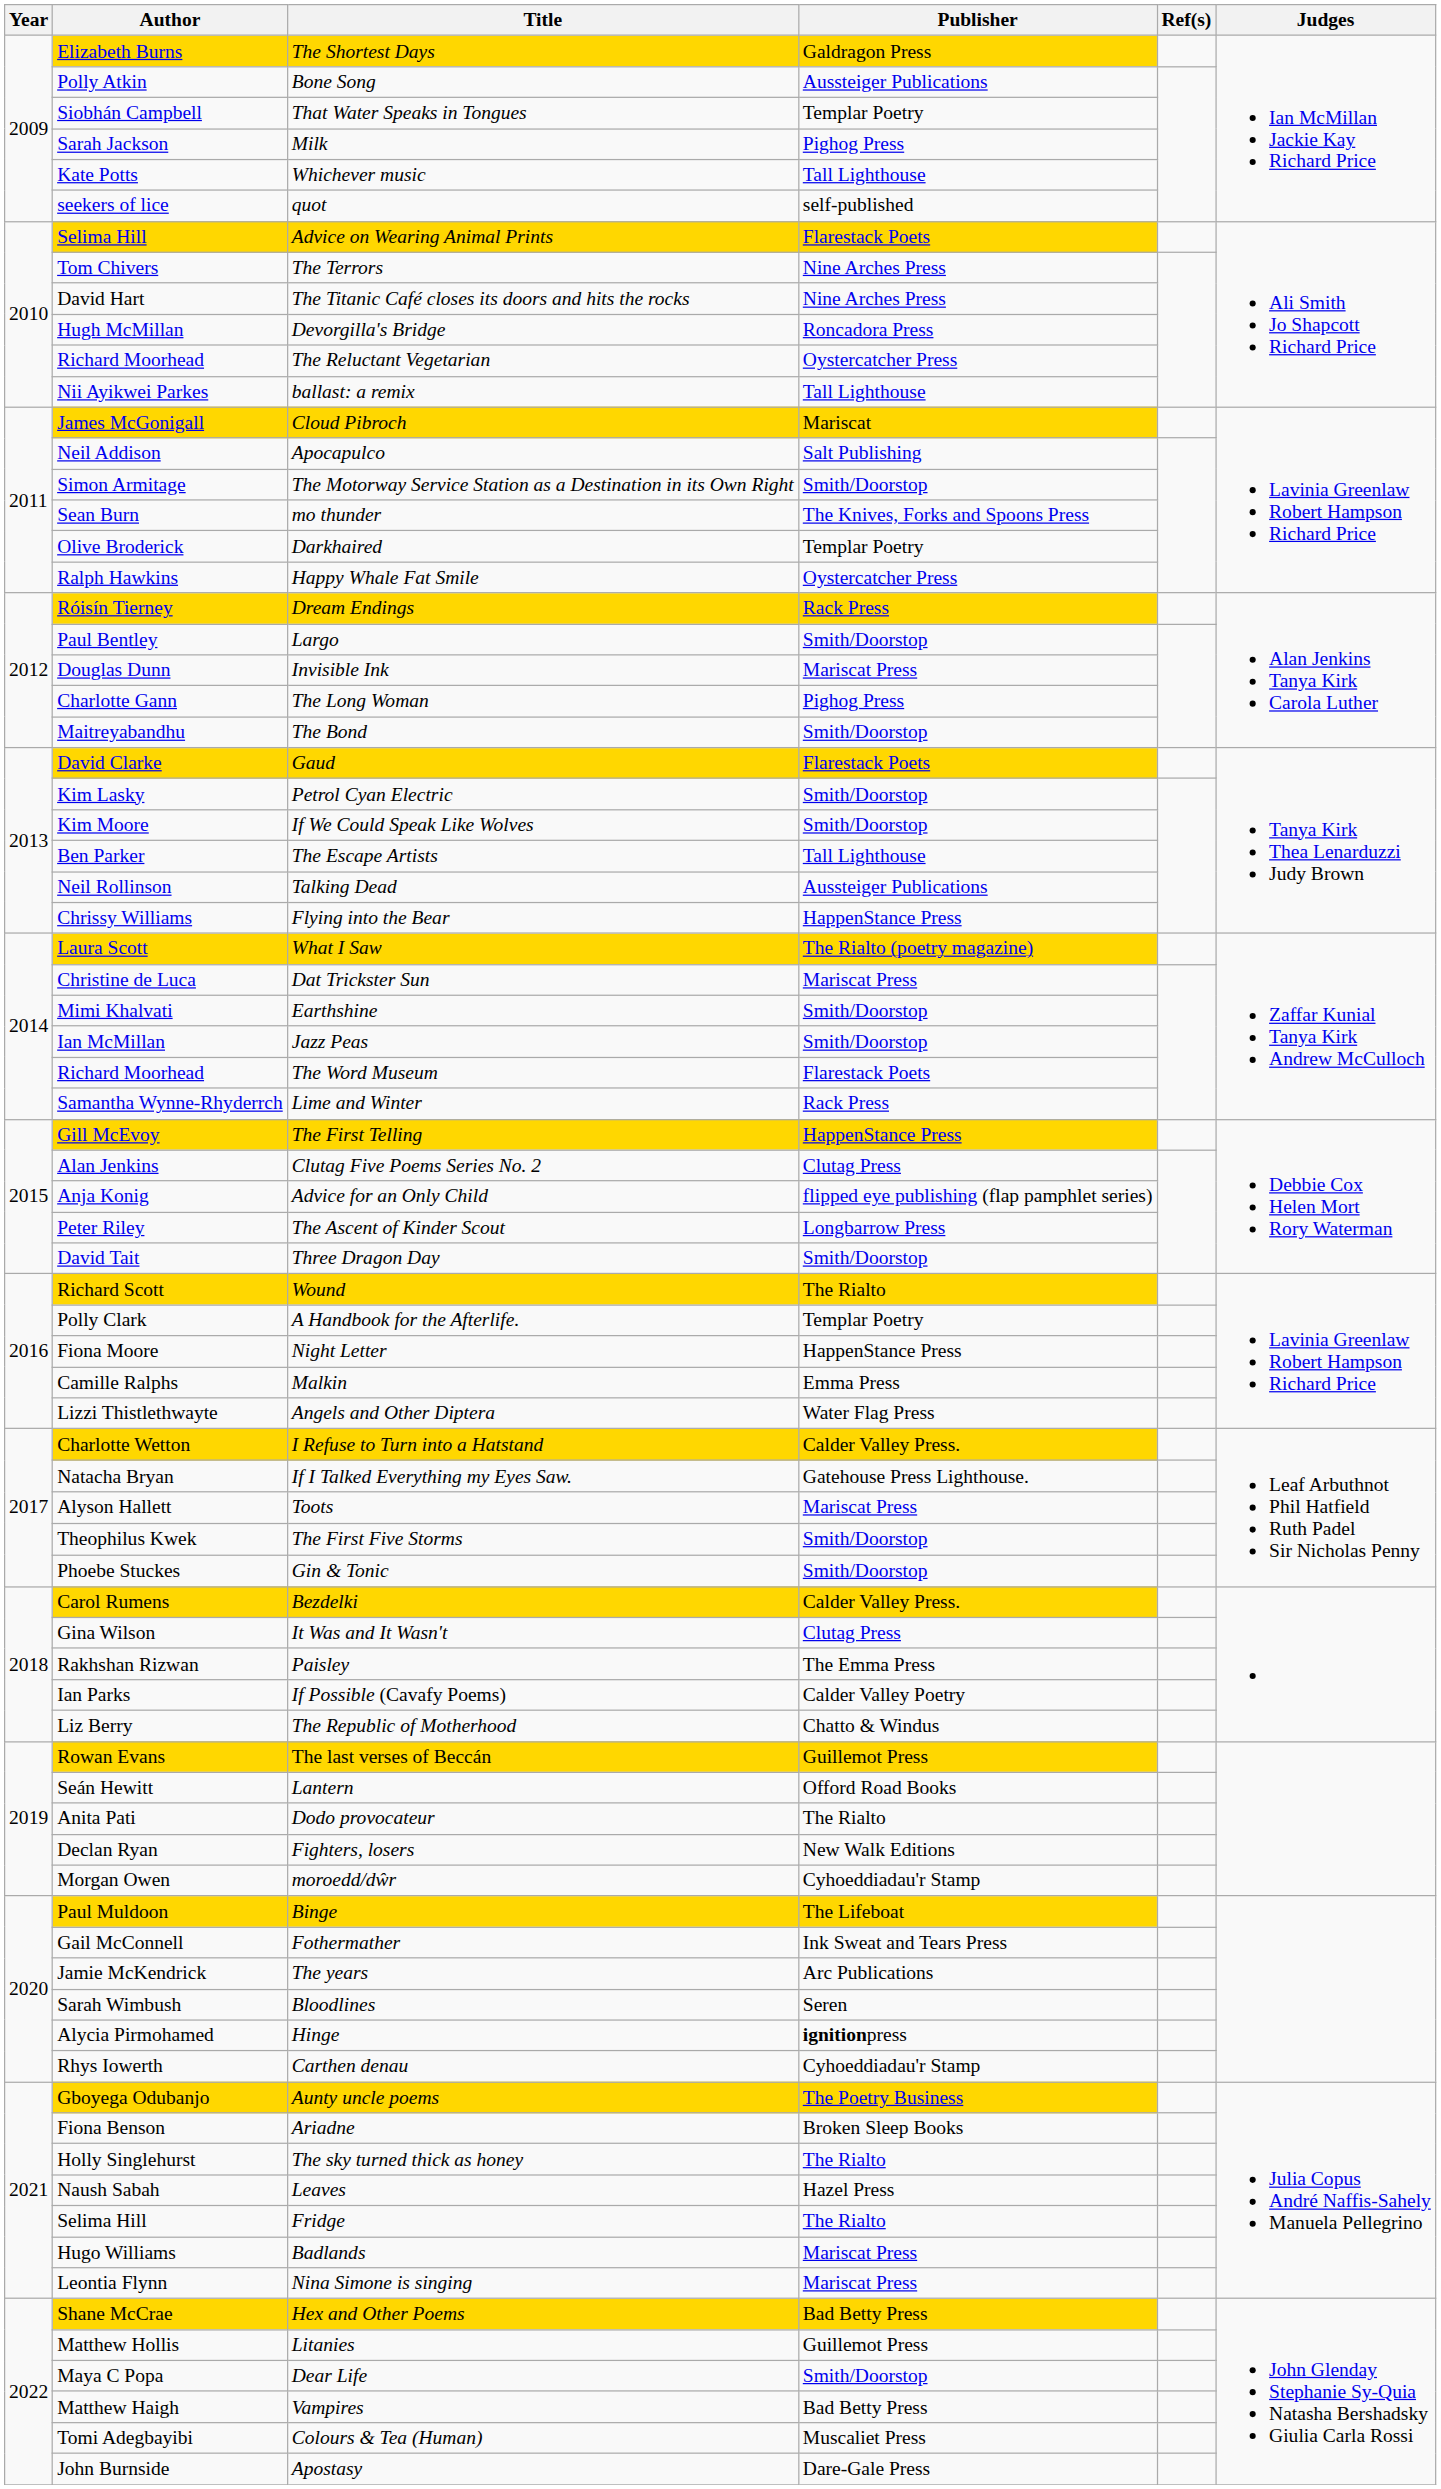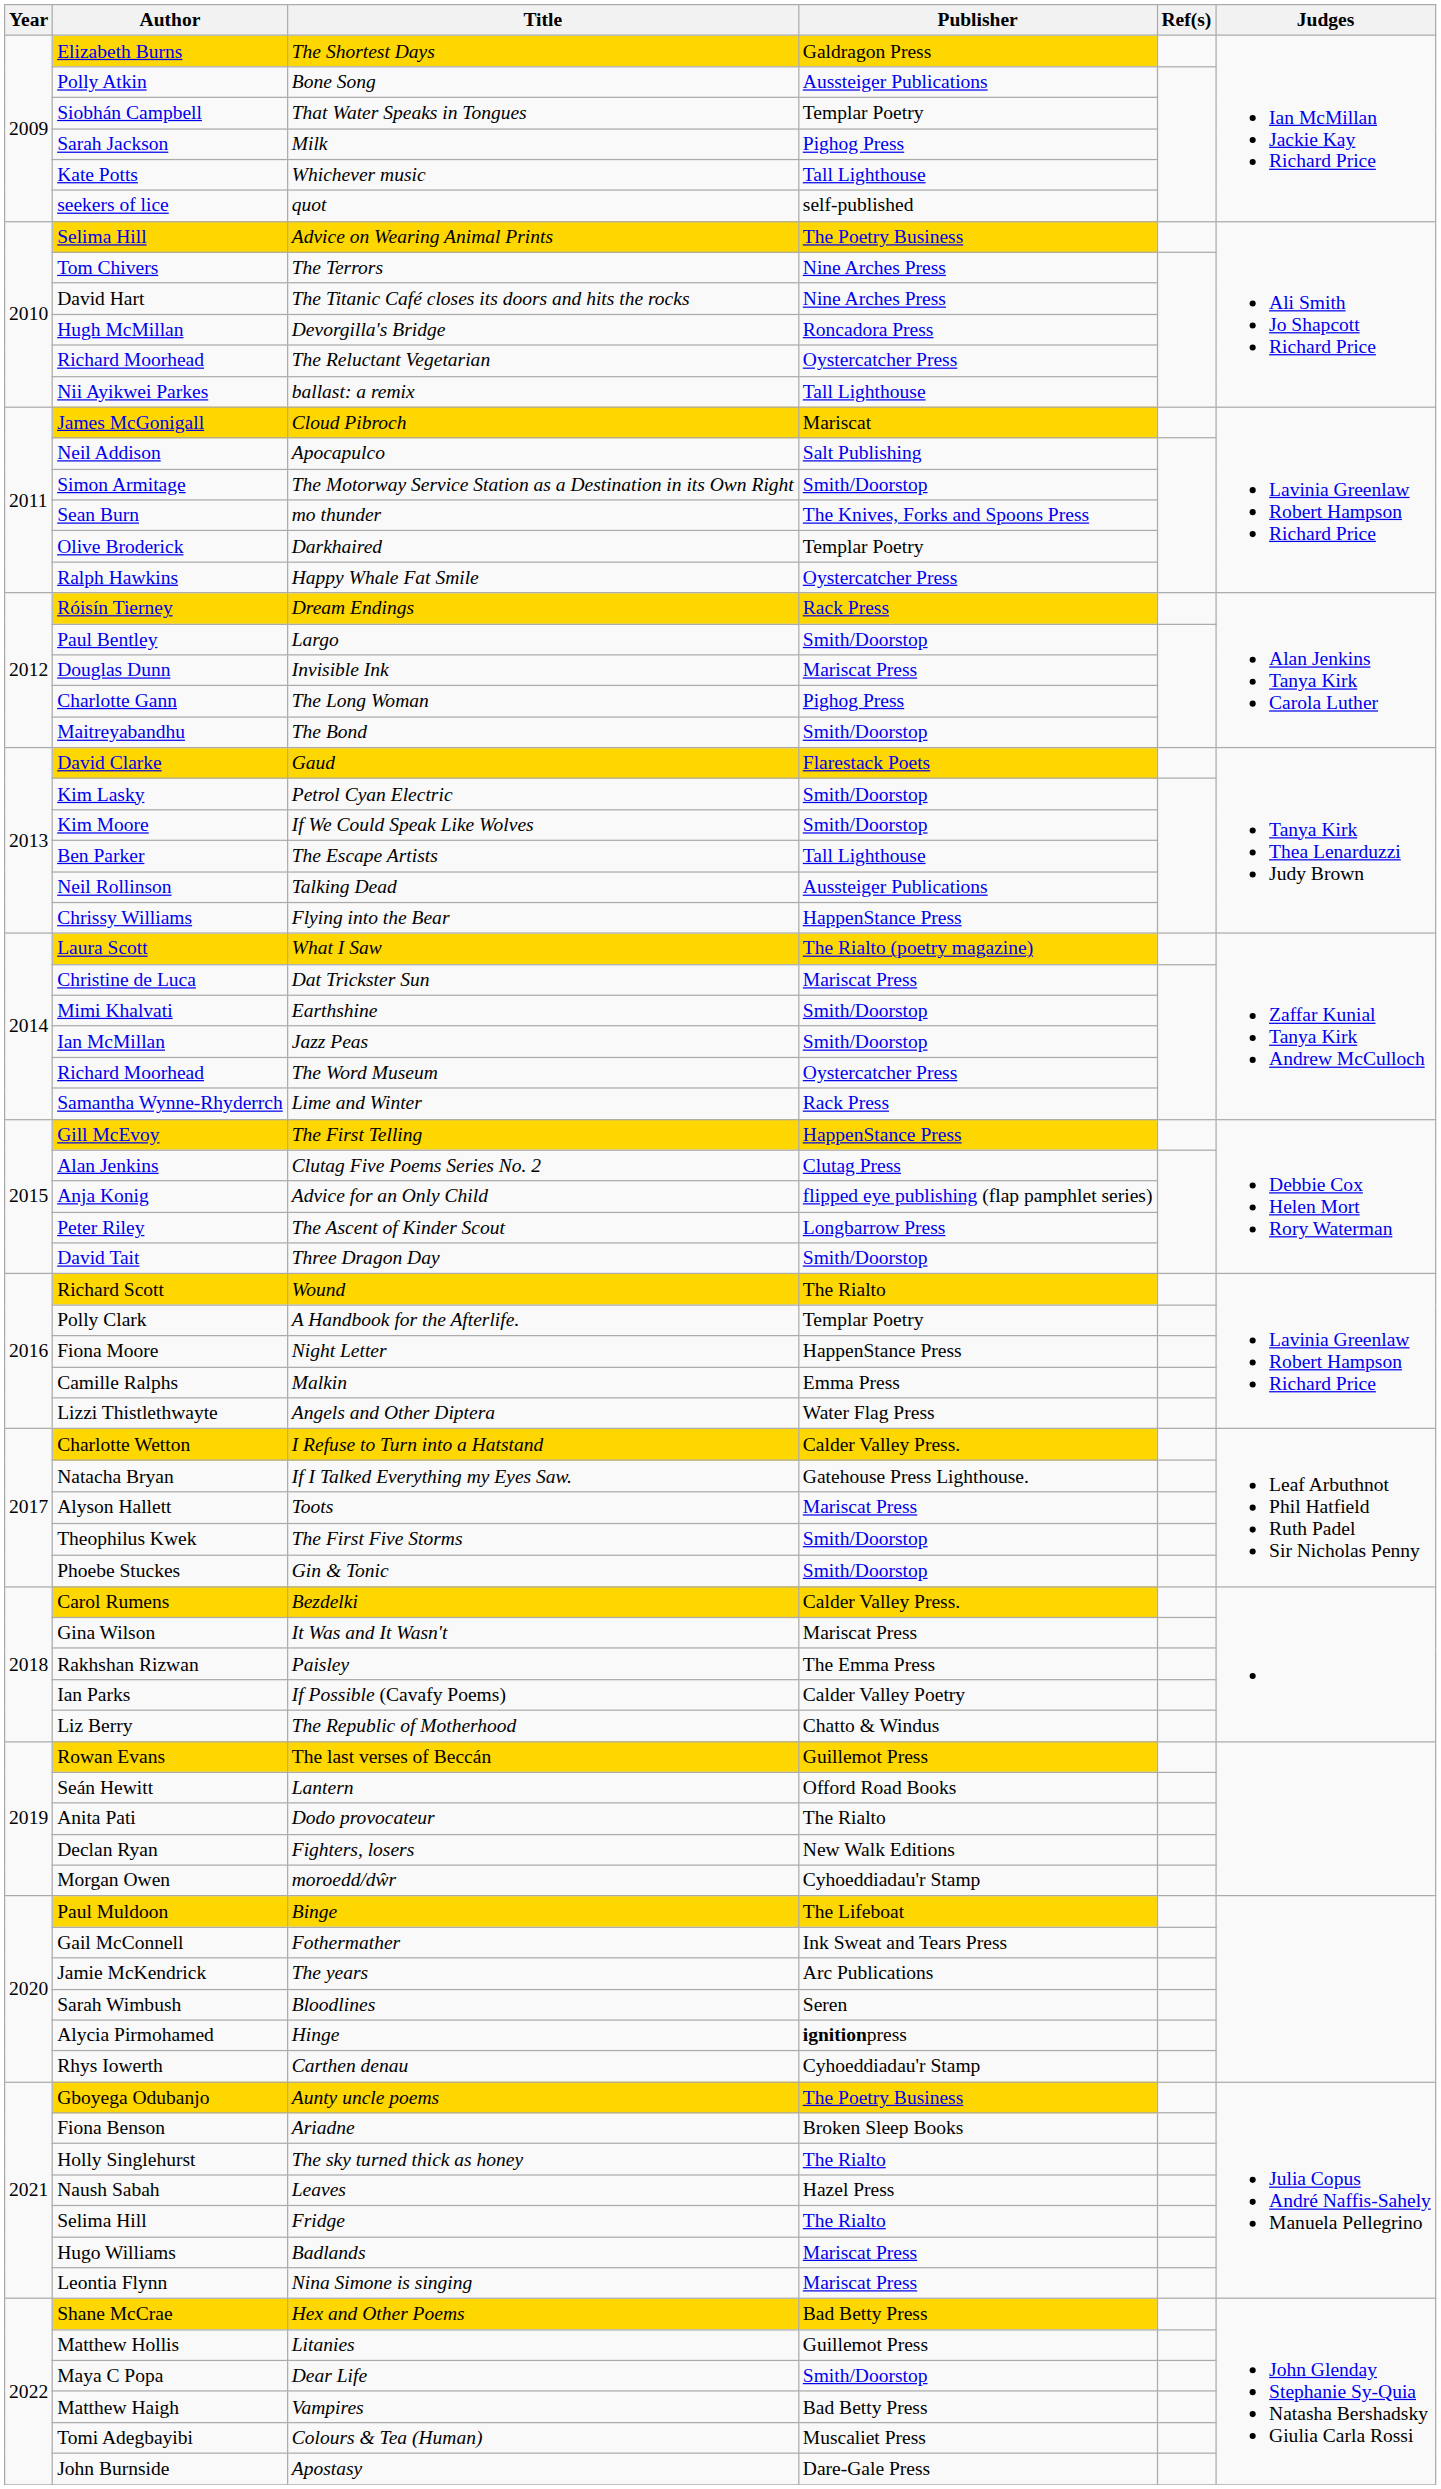(866, 236) Flarestack Poets -> (883, 236) The Poetry Business
(866, 1072) Flarestack Poets -> (880, 1072) Oystercatcher Press
(852, 1632) Clutag Press -> (860, 1632) Mariscat Press
